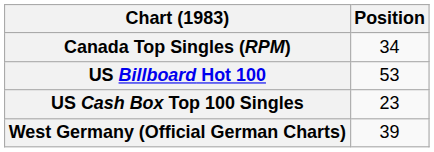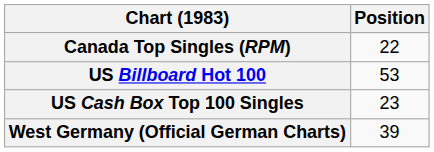(390, 47) 34 -> (390, 47) 22
